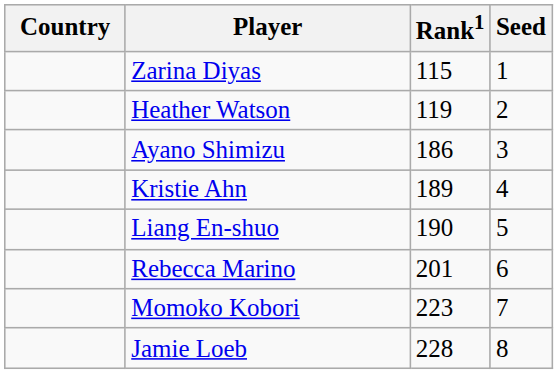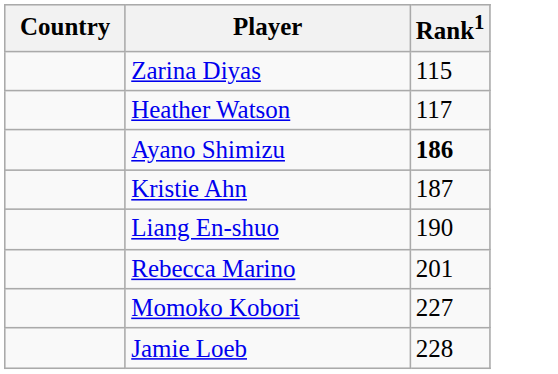- column: (521, 27)
(434, 110) 119 -> (434, 110) 117
(434, 149) normal -> (434, 149) bold
(434, 189) 189 -> (434, 189) 187
(434, 308) 223 -> (434, 308) 227
